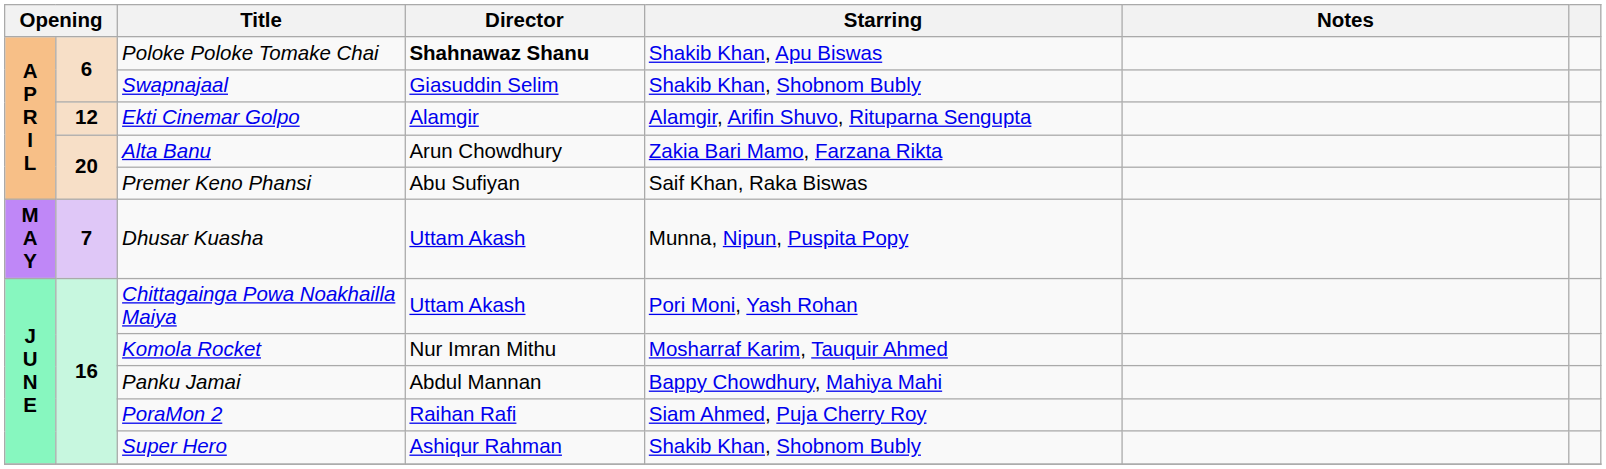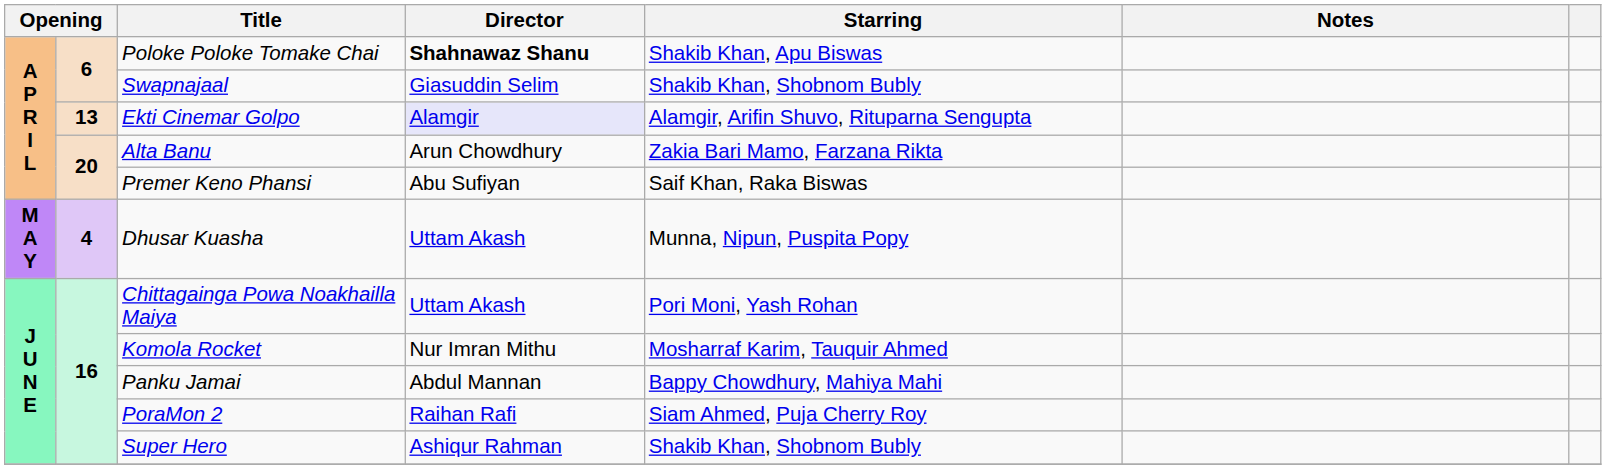(86, 118) 12 -> (86, 118) 13
(444, 118) no background -> (444, 118) lavender background
(86, 238) 7 -> (86, 238) 4
